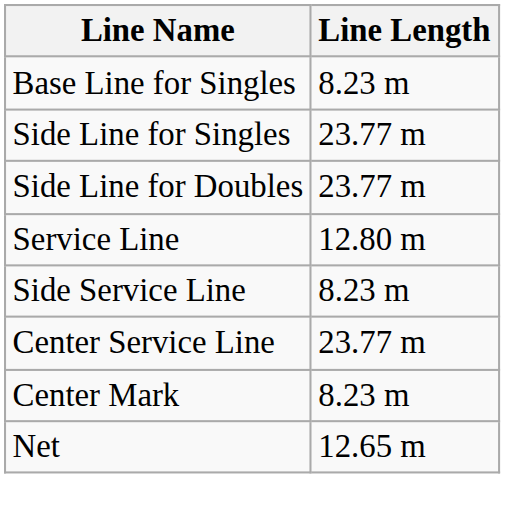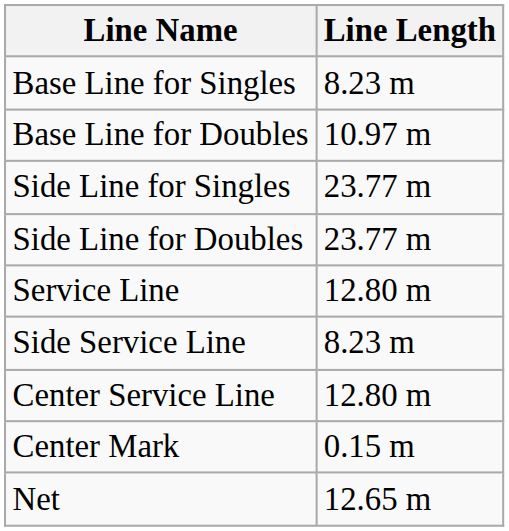+ row: (161, 134)
(372, 342) 23.77 m -> (378, 394) 12.80 m
(364, 394) 8.23 m -> (369, 446) 0.15 m
